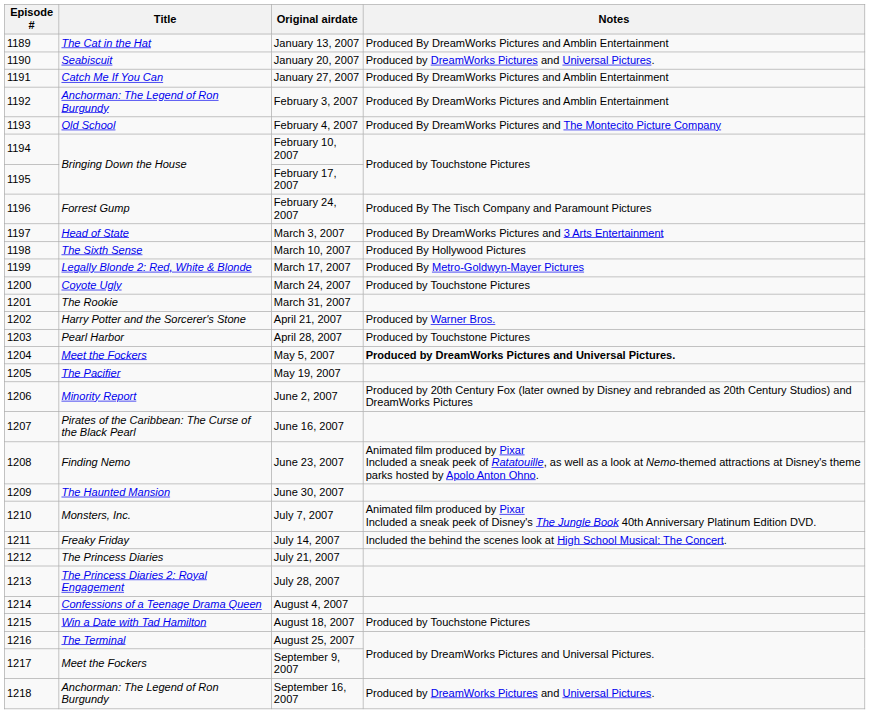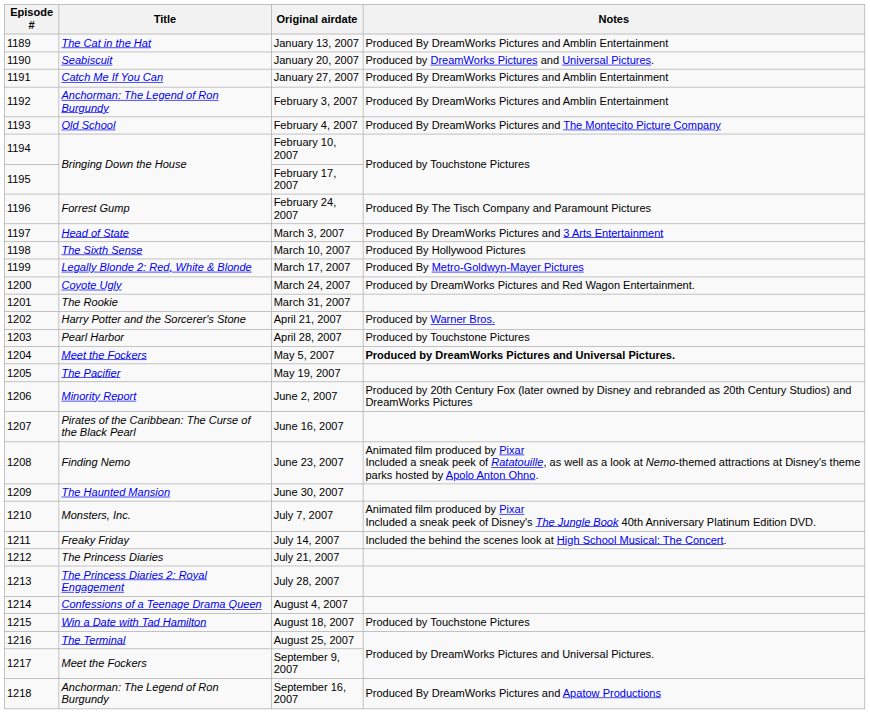(448, 285) Produced by Touchstone Pictures -> (530, 285) Produced by DreamWorks Pictures and Red Wagon Entertainment.
(510, 693) Produced by DreamWorks Pictures and Universal Pictures. -> (513, 693) Produced By DreamWorks Pictures and Apatow Productions
